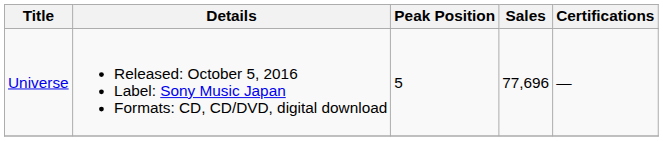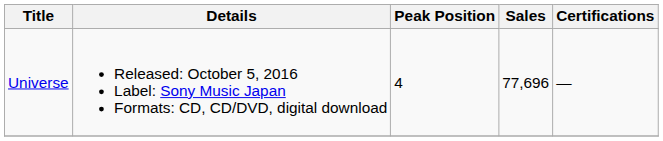(399, 82) 5 -> (399, 82) 4
